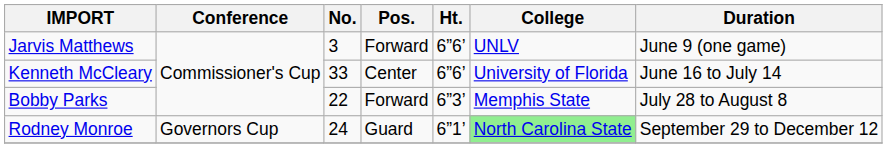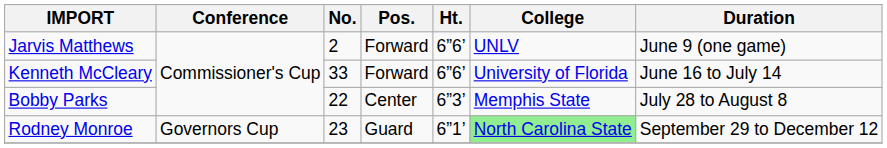(333, 45) 3 -> (333, 45) 2
(391, 73) Center -> (397, 73) Forward
(397, 101) Forward -> (391, 101) Center
(338, 128) 24 -> (338, 128) 23
